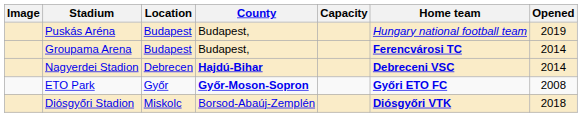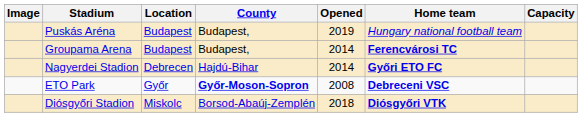columns swapped: (344, 13) <-> (553, 13)
(230, 67) bold -> (228, 67) normal
(414, 67) Debreceni VSC -> (405, 67) Győri ETO FC
(410, 85) Győri ETO FC -> (409, 85) Debreceni VSC
